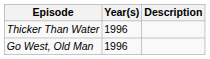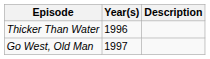(116, 46) 1996 -> (116, 46) 1997
